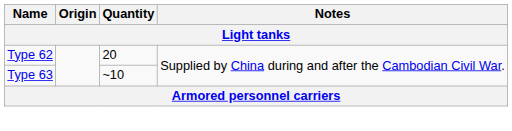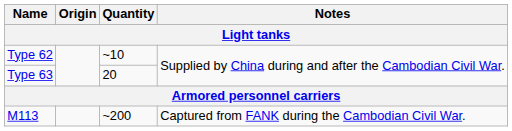(110, 55) 20 -> (113, 55) ~10
(113, 75) ~10 -> (110, 75) 20
+ row: (23, 116)
